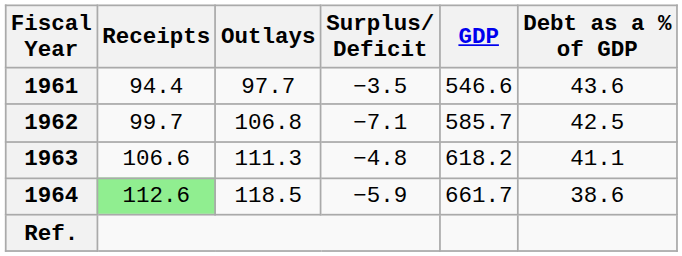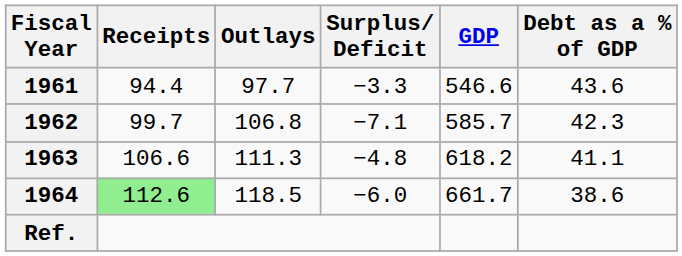(380, 86) −3.5 -> (380, 86) −3.3
(597, 123) 42.5 -> (597, 123) 42.3
(380, 196) −5.9 -> (380, 196) −6.0
